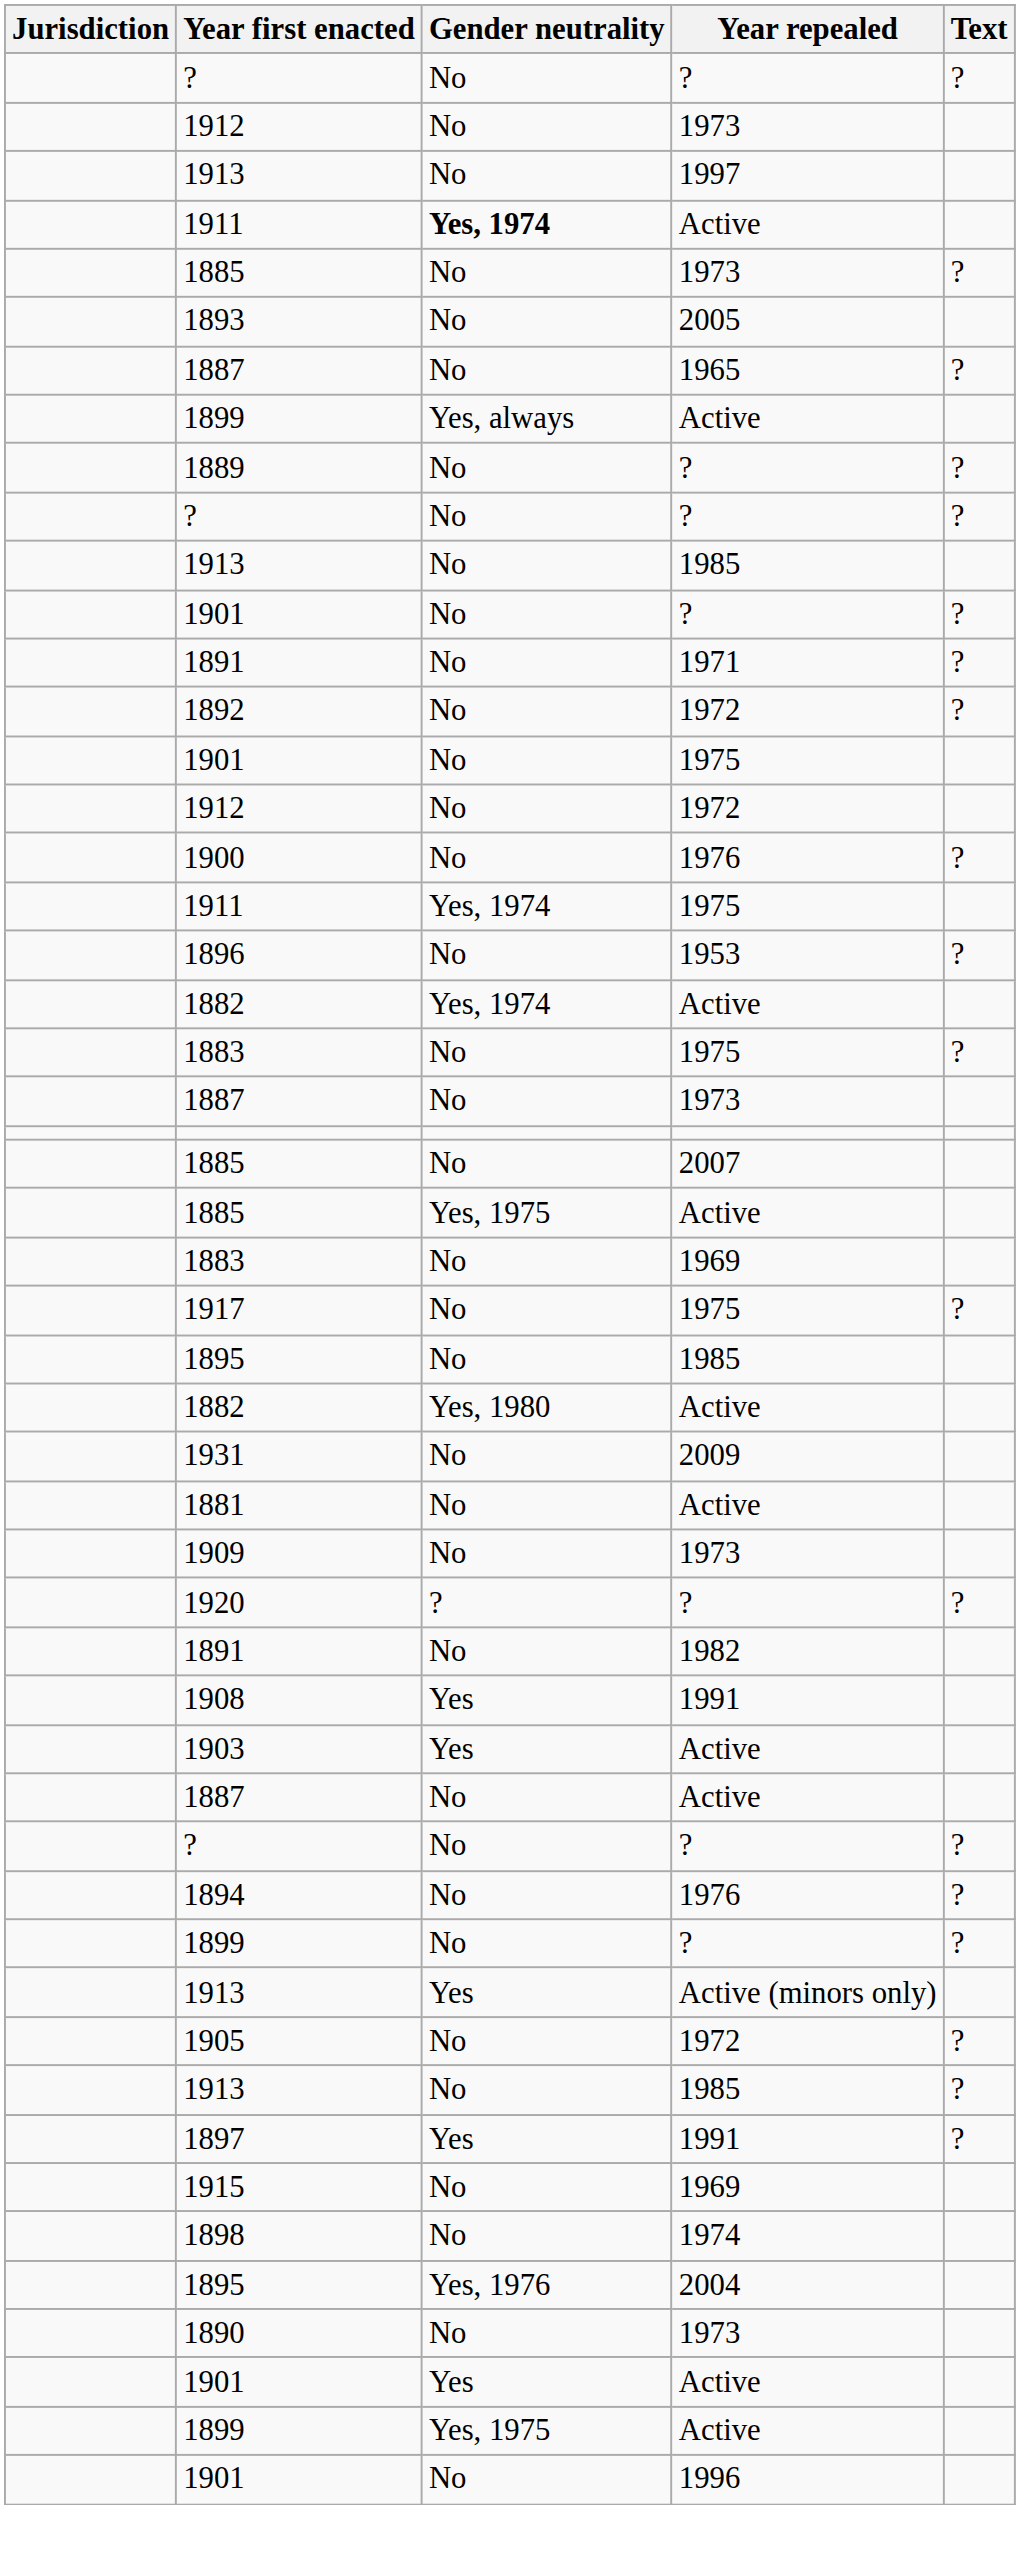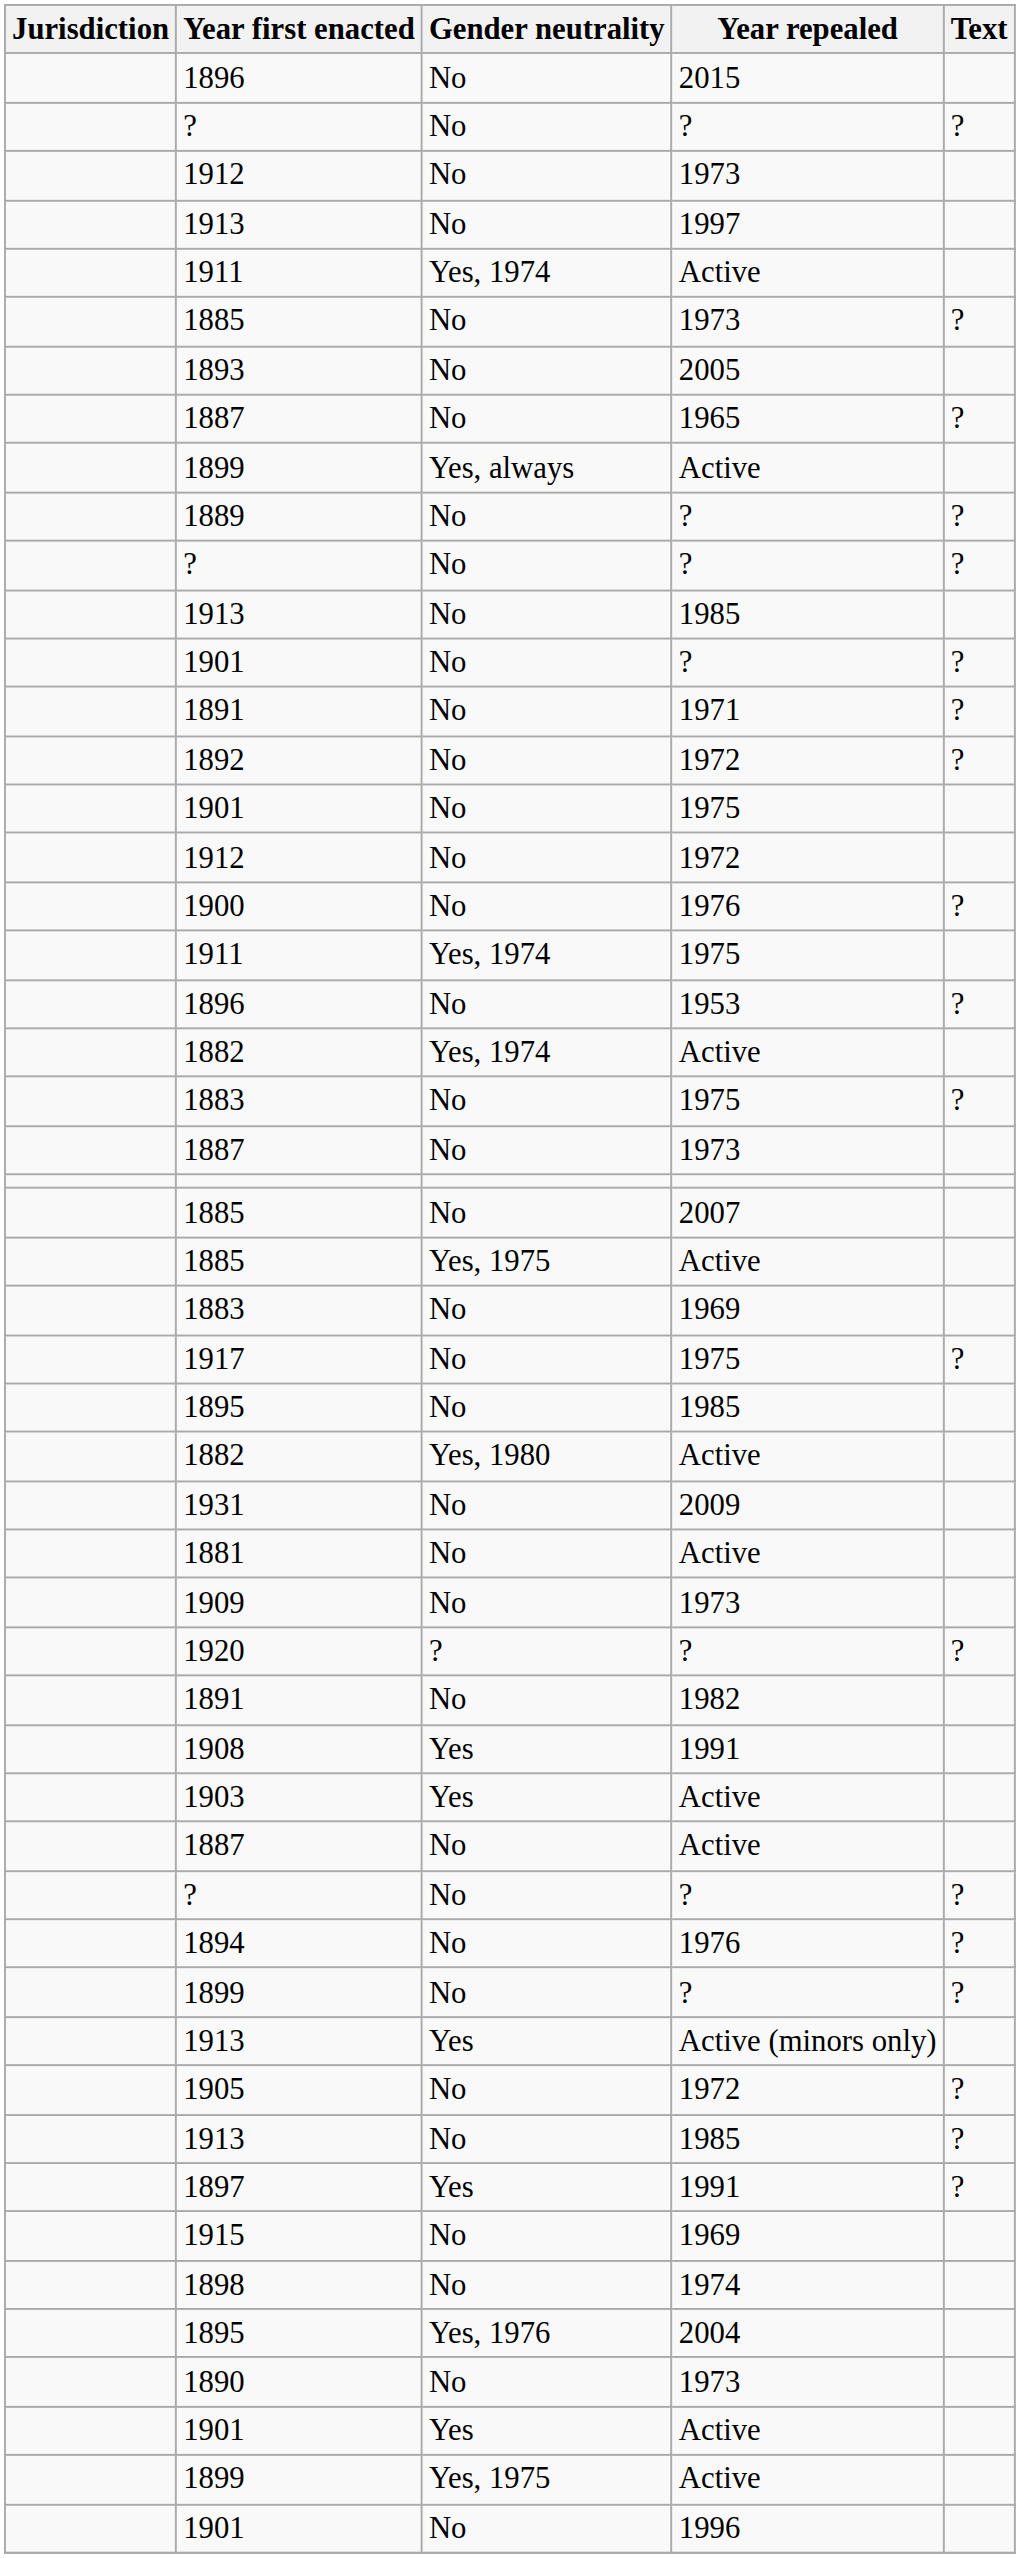+ row: (214, 77)
(489, 223) bold -> (490, 272) normal
